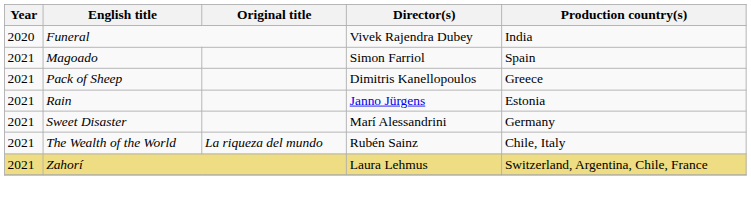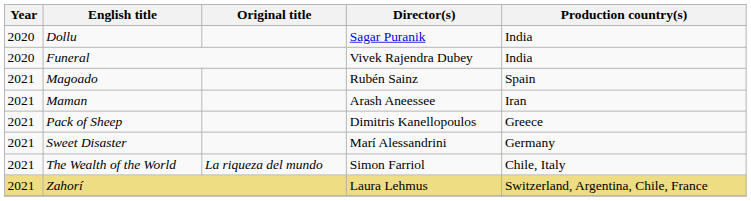+ row: (61, 36)
(387, 57) Simon Farriol -> (384, 79) Rubén Sainz
+ row: (67, 100)
- row: (59, 100)
(384, 143) Rubén Sainz -> (387, 164) Simon Farriol
